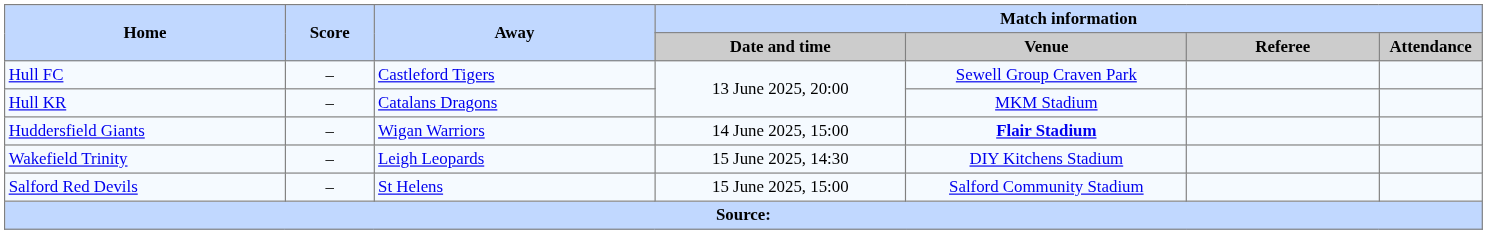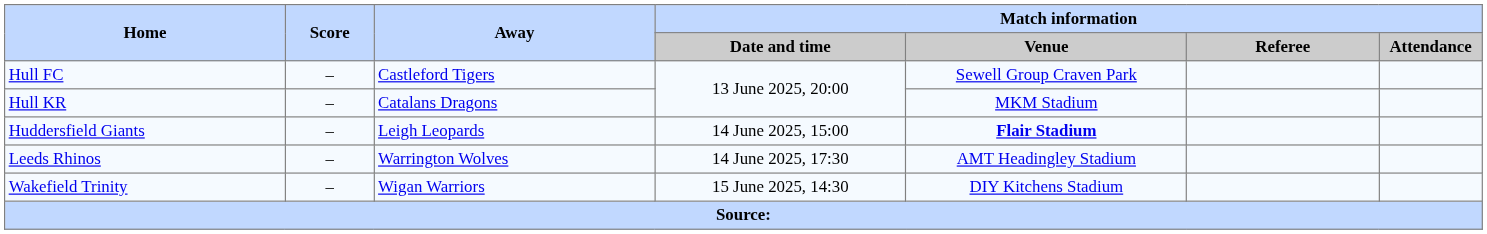(431, 130) Wigan Warriors -> (431, 130) Leigh Leopards
+ row: (55, 158)
(431, 158) Leigh Leopards -> (431, 187) Wigan Warriors
- row: (73, 187)
